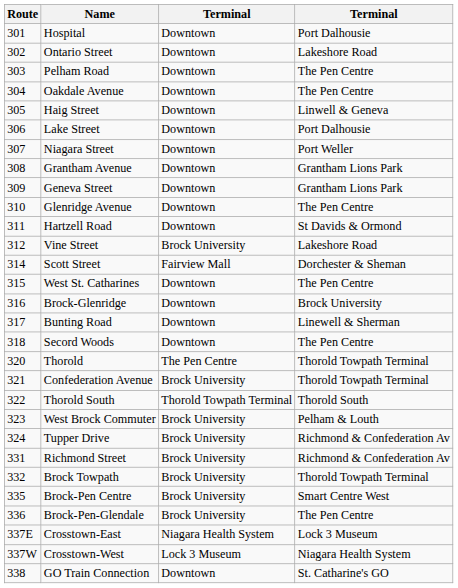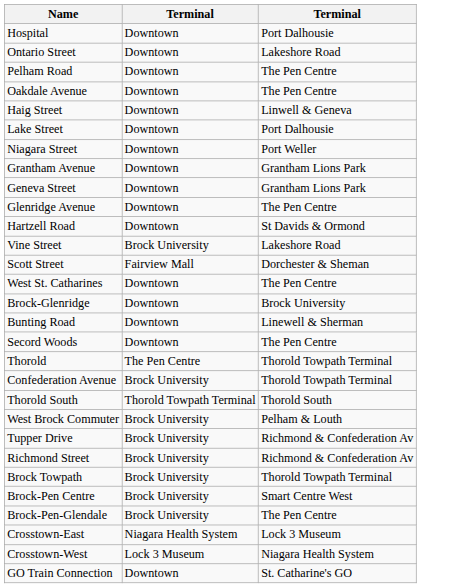- column: (23, 14)
